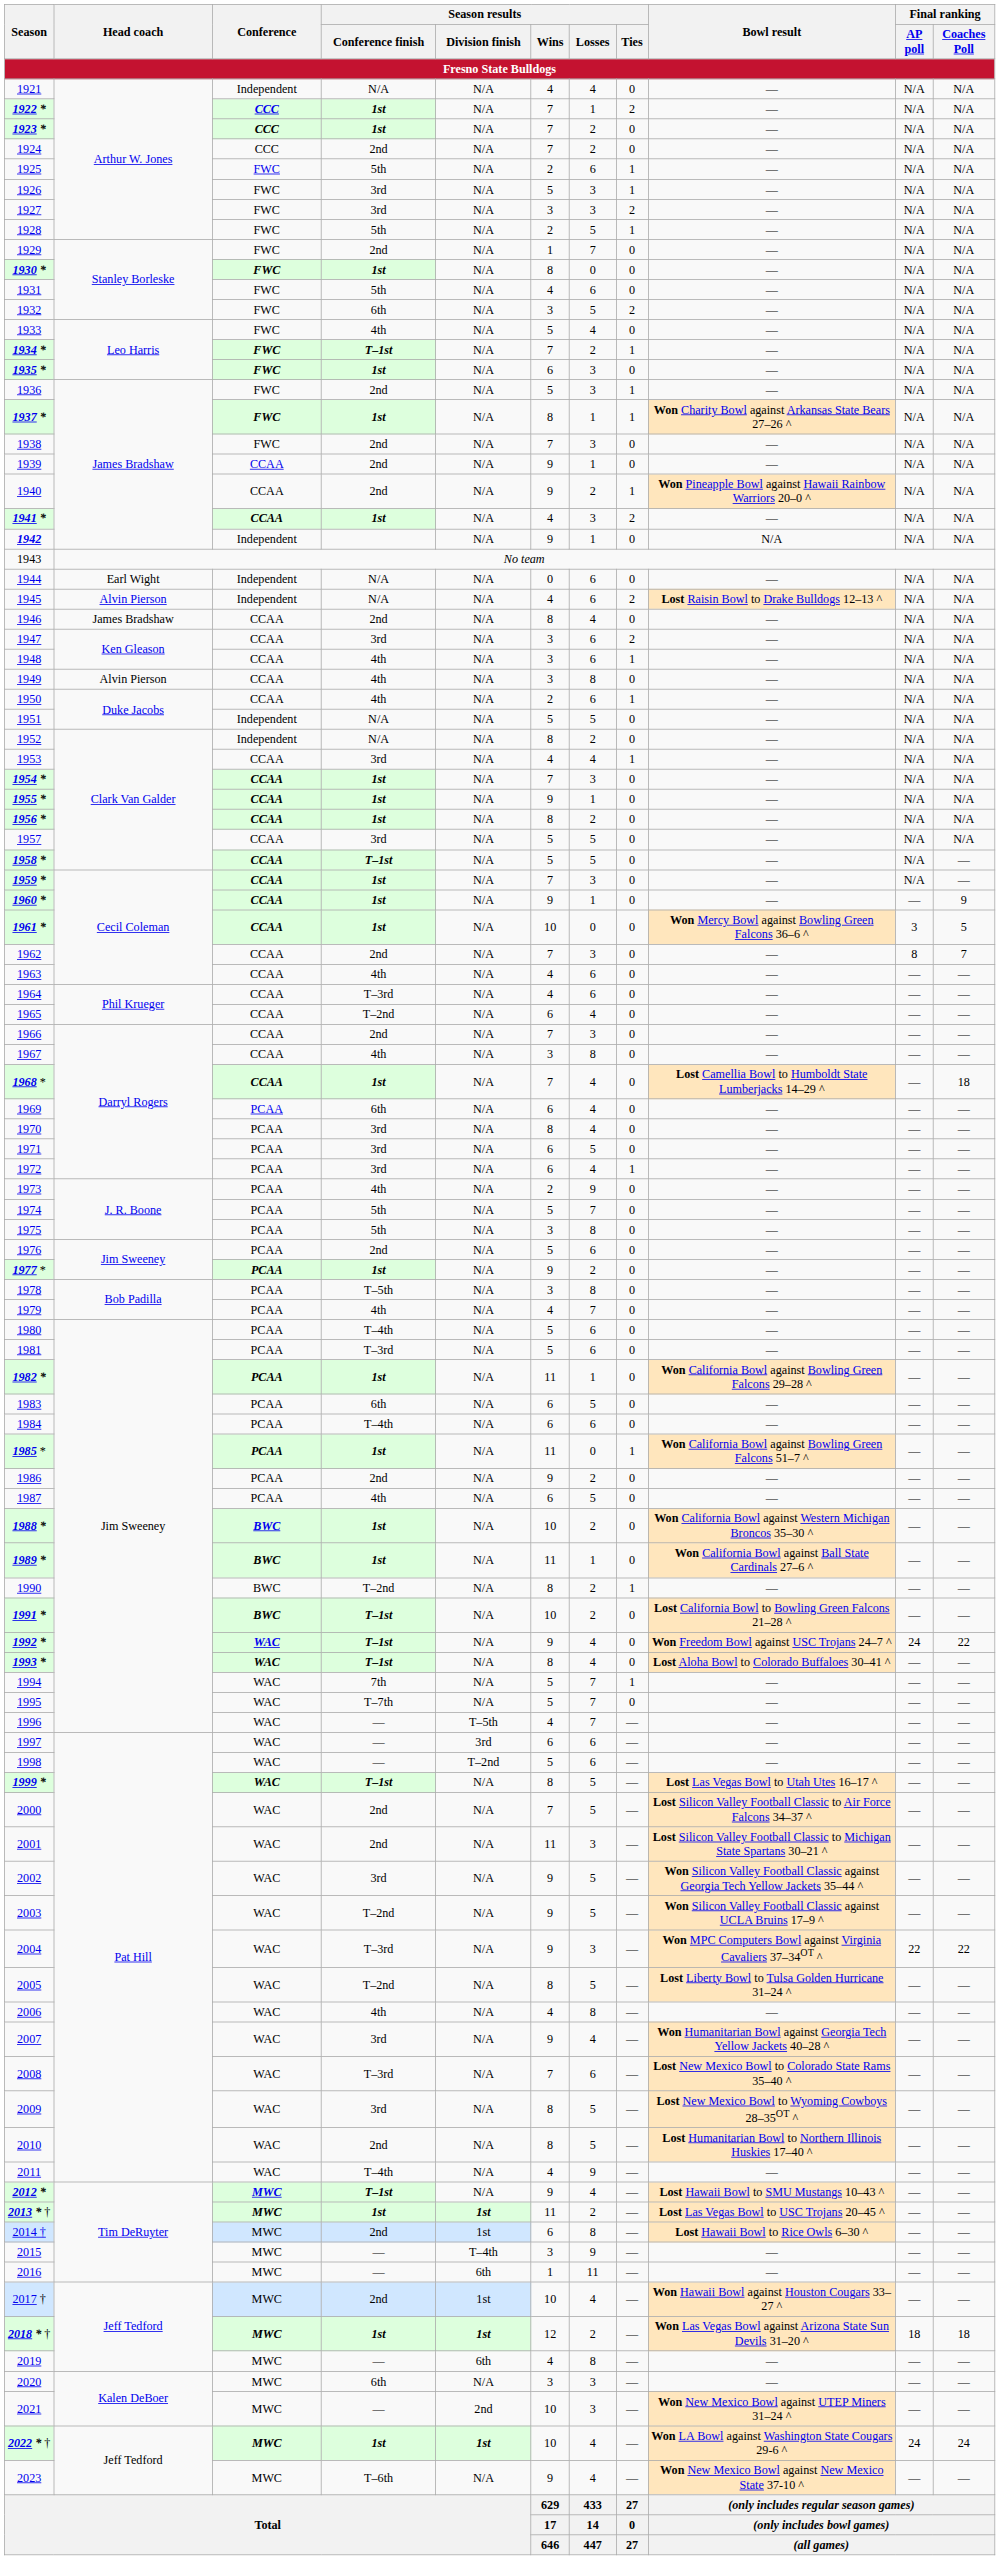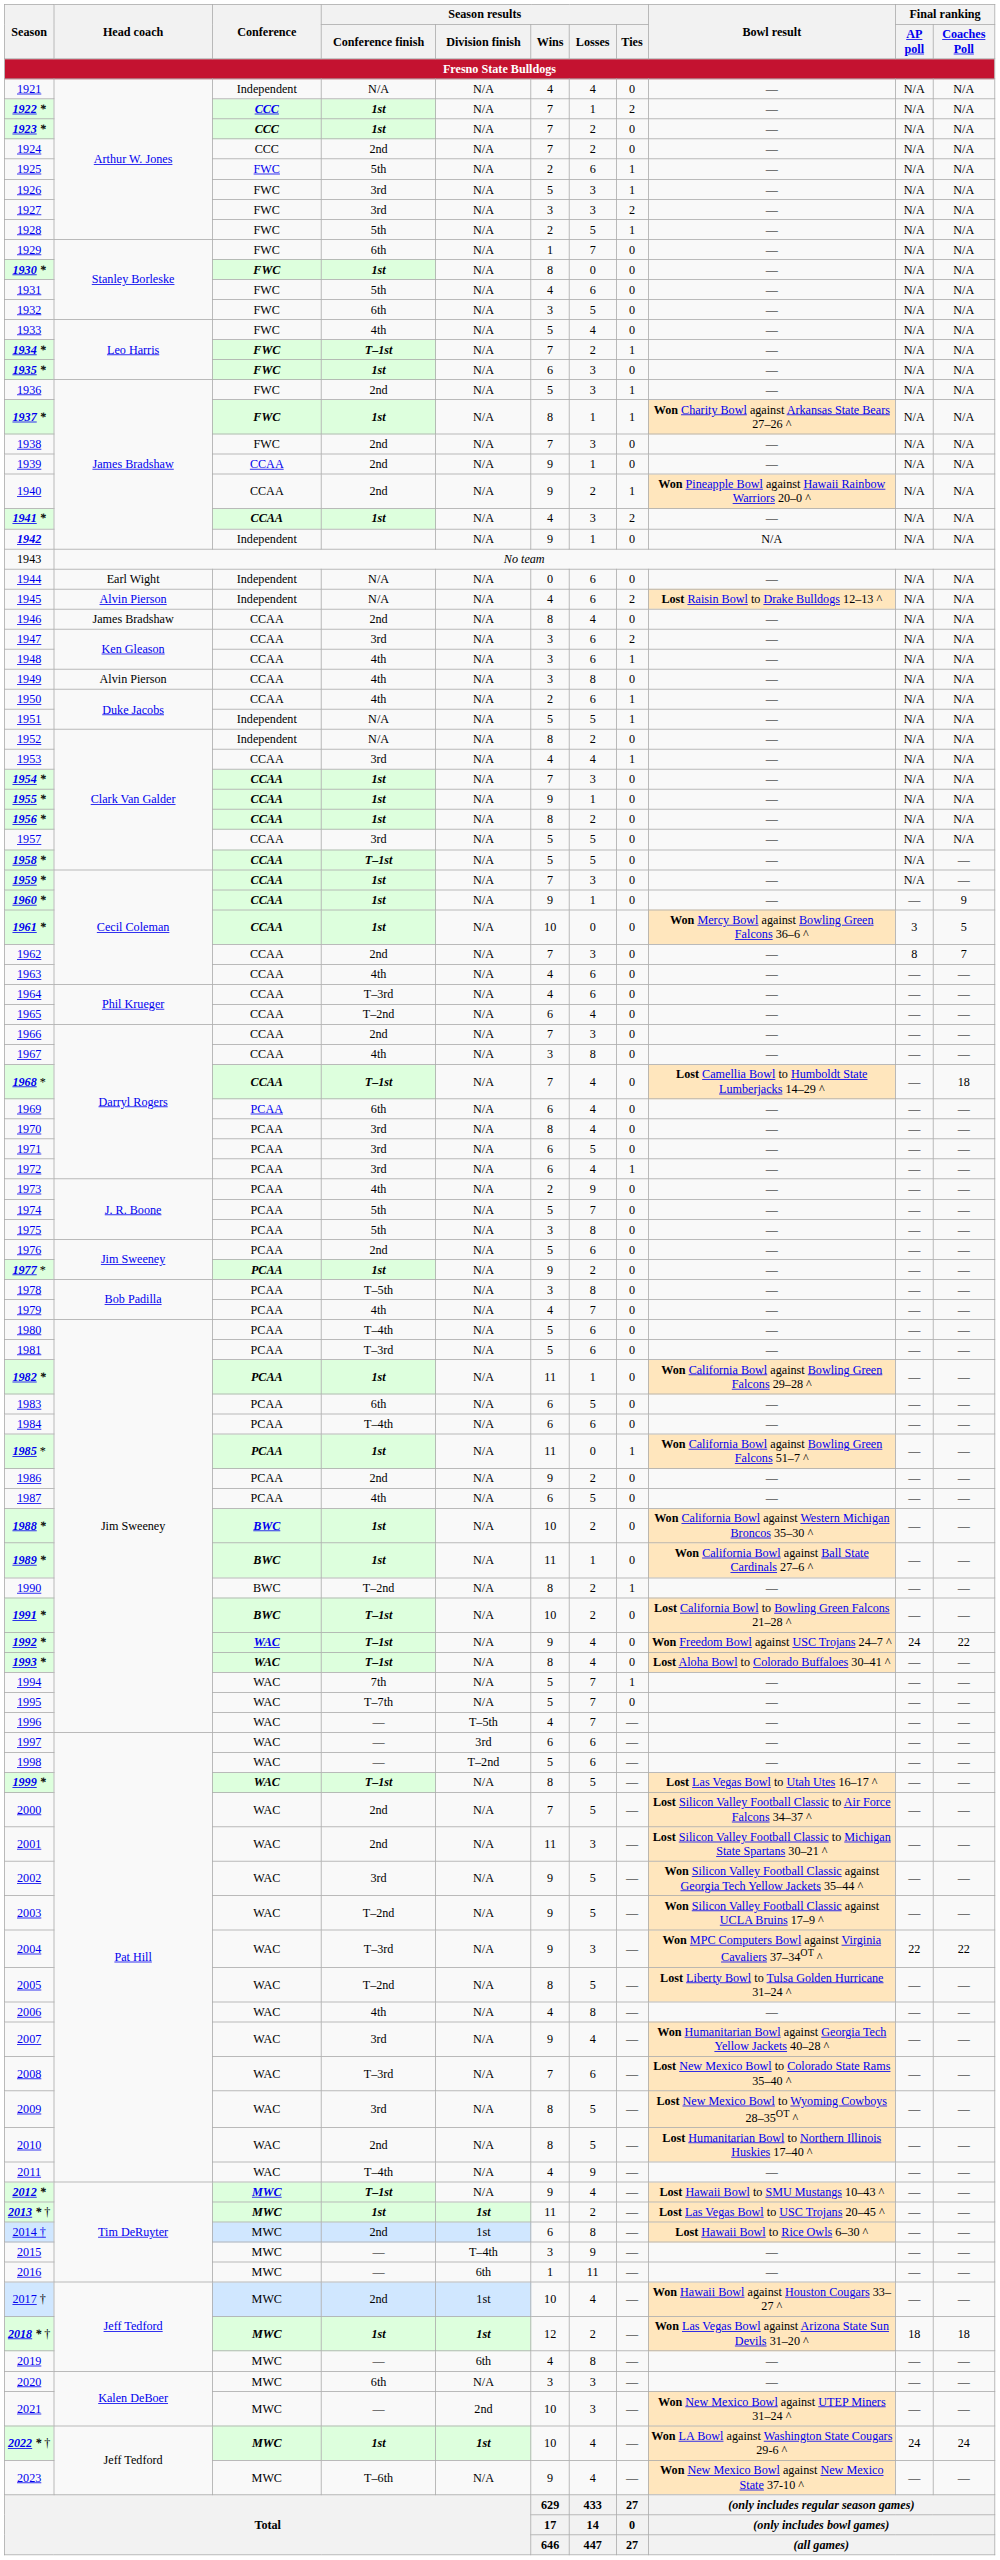(379, 249) 2nd -> (379, 249) 6th
(632, 309) 2 -> (632, 309) 0
(632, 719) 0 -> (632, 719) 1
(379, 1082) 1st -> (379, 1082) T–1st
